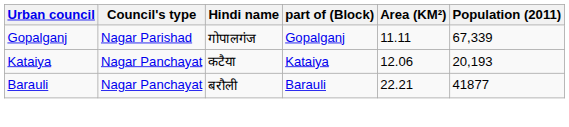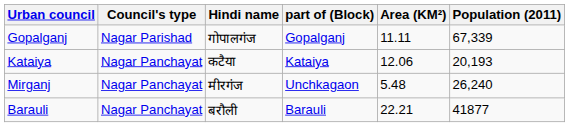+ row: (29, 85)
